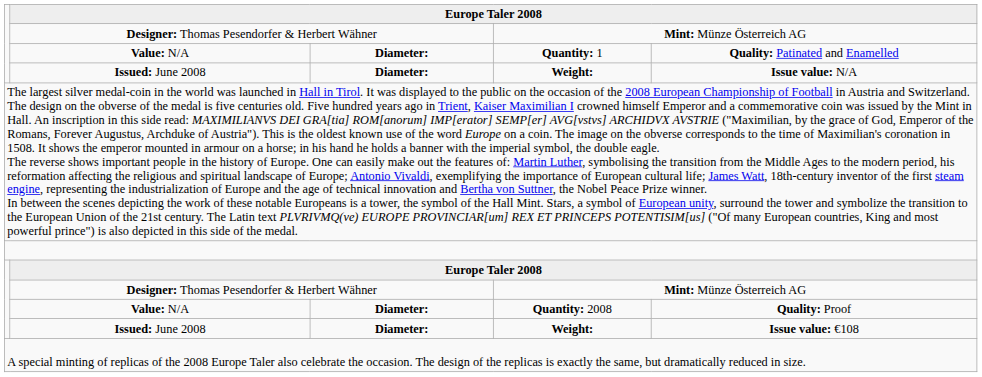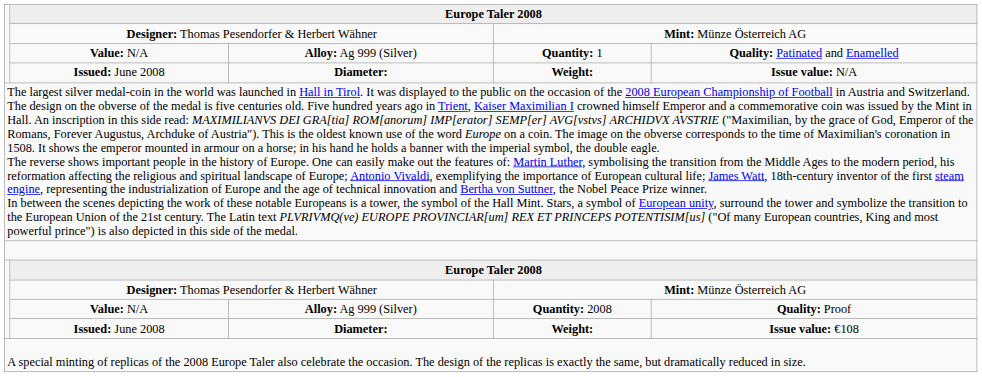(402, 53) Diameter: -> (361, 53) Alloy: Ag 999 (Silver)
(402, 309) Diameter: -> (361, 309) Alloy: Ag 999 (Silver)
